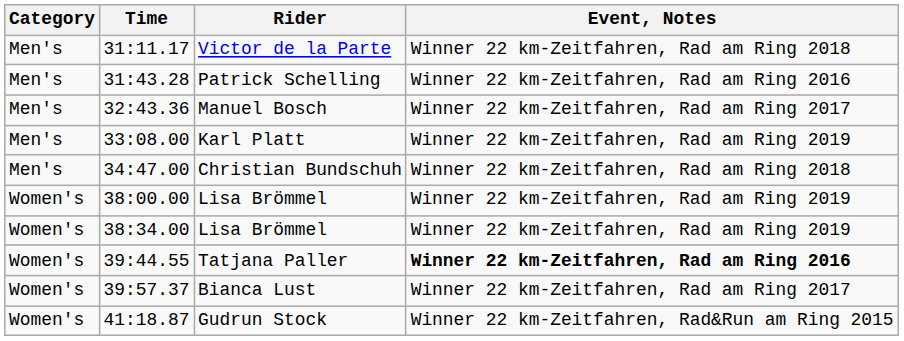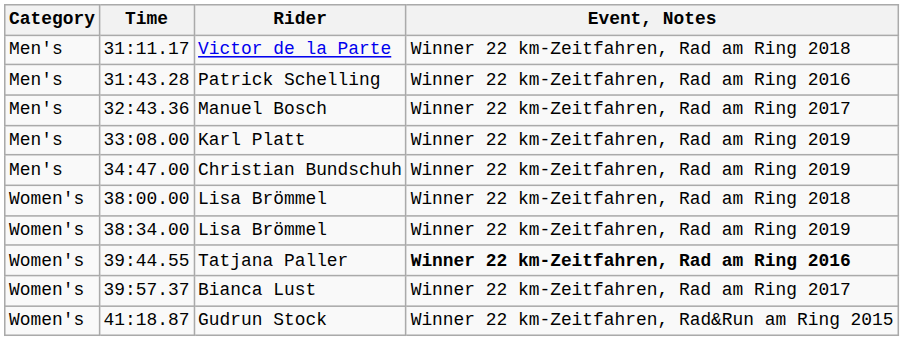(631, 170) Winner 22 km-Zeitfahren, Rad am Ring 2018 -> (631, 170) Winner 22 km-Zeitfahren, Rad am Ring 2019
(631, 200) Winner 22 km-Zeitfahren, Rad am Ring 2019 -> (631, 200) Winner 22 km-Zeitfahren, Rad am Ring 2018
